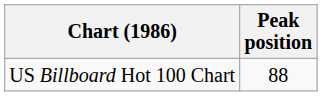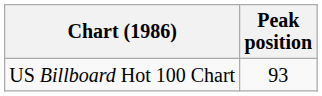(278, 74) 88 -> (278, 74) 93
